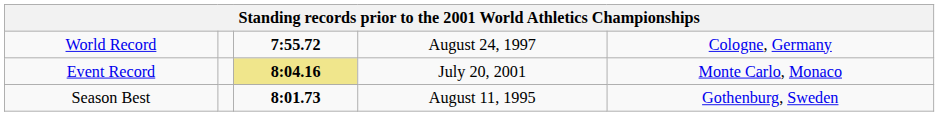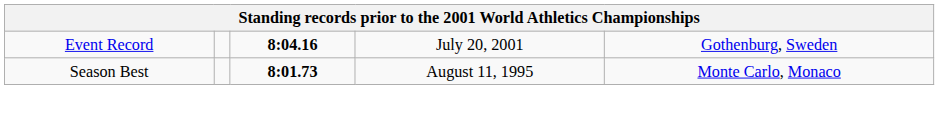- row: (111, 44)
(296, 70) khaki background -> (293, 44) no background
(770, 70) Monte Carlo, Monaco -> (769, 44) Gothenburg, Sweden
(770, 97) Gothenburg, Sweden -> (769, 70) Monte Carlo, Monaco
